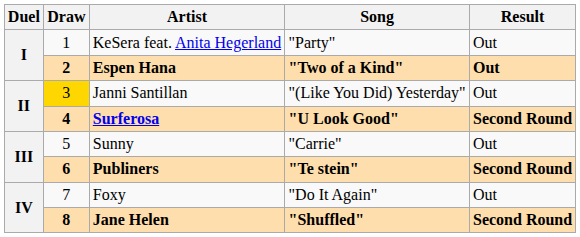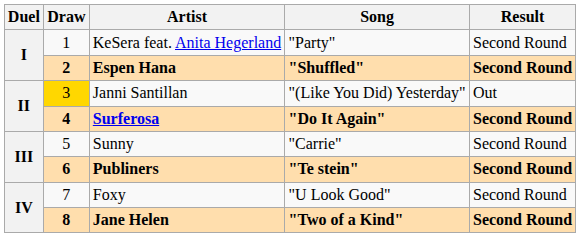(485, 42) Out -> (520, 42) Second Round
(346, 67) "Two of a Kind" -> (326, 67) "Shuffled"
(486, 67) Out -> (523, 67) Second Round
(344, 118) "U Look Good" -> (337, 118) "Do It Again"
(485, 144) Out -> (520, 144) Second Round
(333, 194) "Do It Again" -> (340, 194) "U Look Good"
(485, 194) Out -> (520, 194) Second Round
(326, 220) "Shuffled" -> (346, 220) "Two of a Kind"
